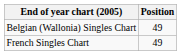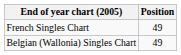rows swapped: (71, 27) <-> (48, 43)
